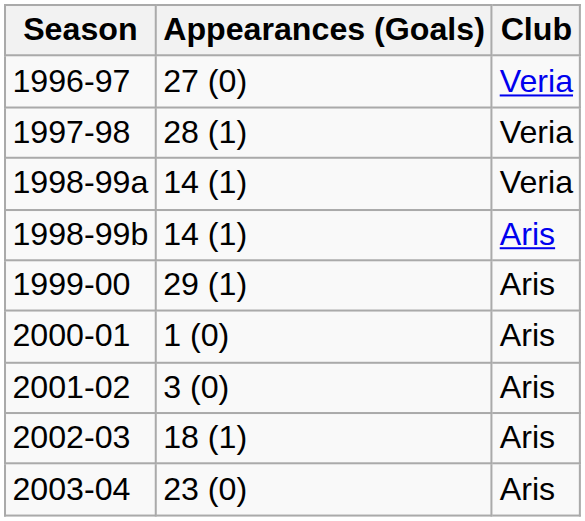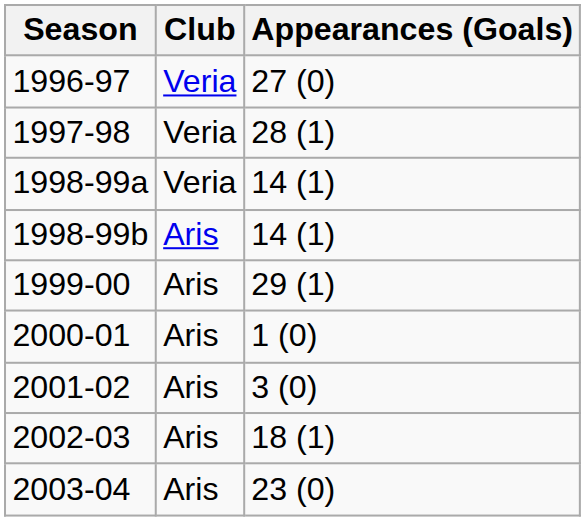columns swapped: (536, 30) <-> (324, 30)
